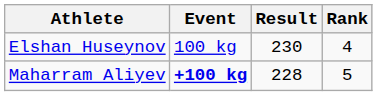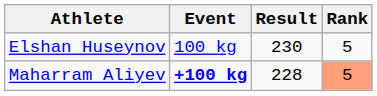(347, 47) 4 -> (347, 47) 5
(347, 76) no background -> (347, 76) lightsalmon background
